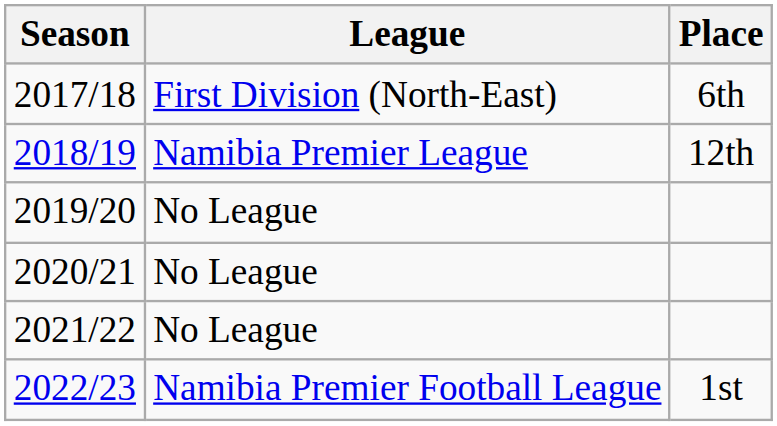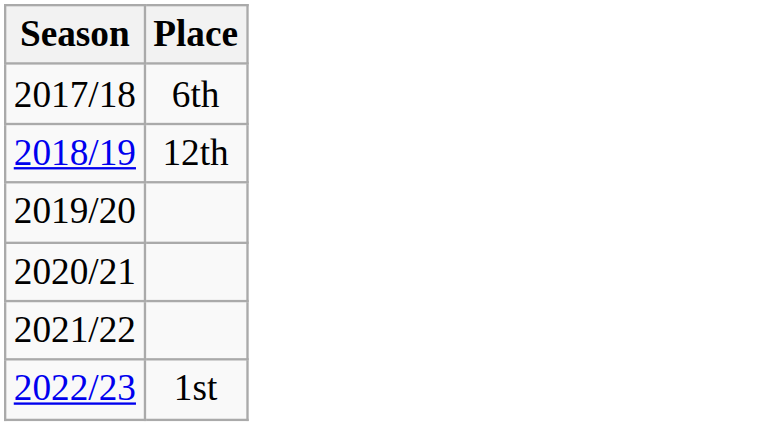- column: (407, 34)
